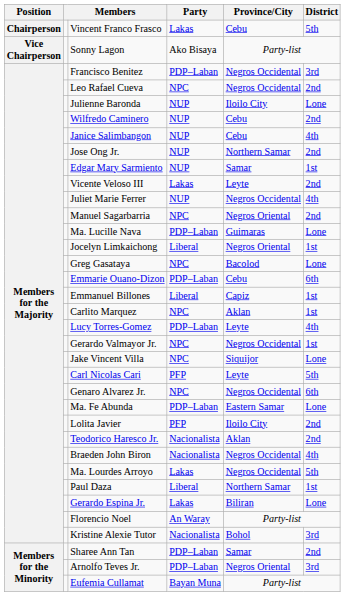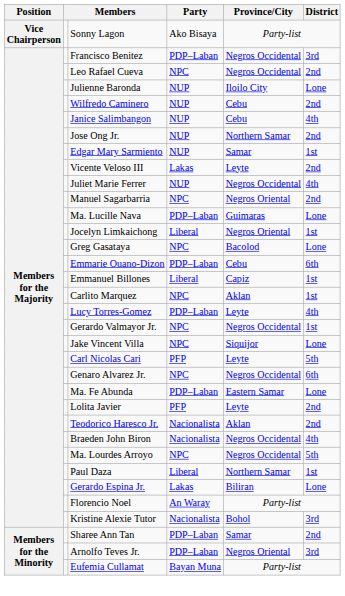- row: (116, 28)
(247, 423) Iloilo City -> (237, 407) Leyte
(181, 471) Lakas -> (179, 455) NPC
